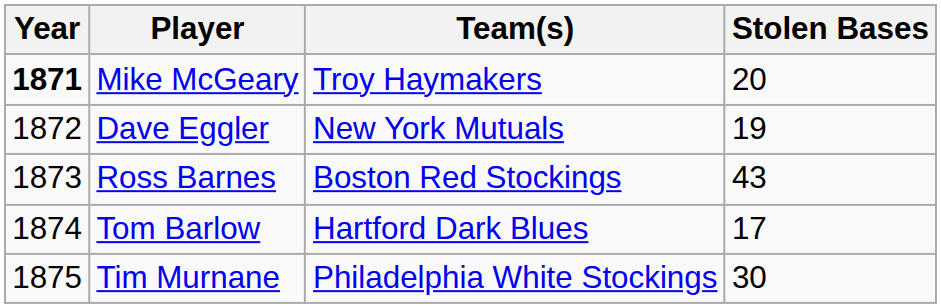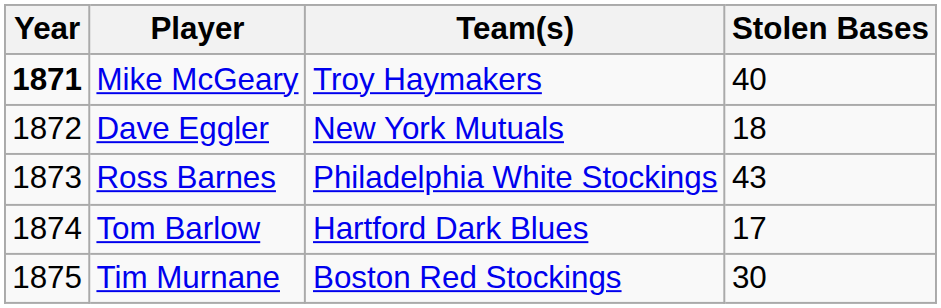(749, 79) 20 -> (749, 79) 40
(749, 128) 19 -> (749, 128) 18
(467, 178) Boston Red Stockings -> (515, 178) Philadelphia White Stockings
(515, 278) Philadelphia White Stockings -> (467, 278) Boston Red Stockings
